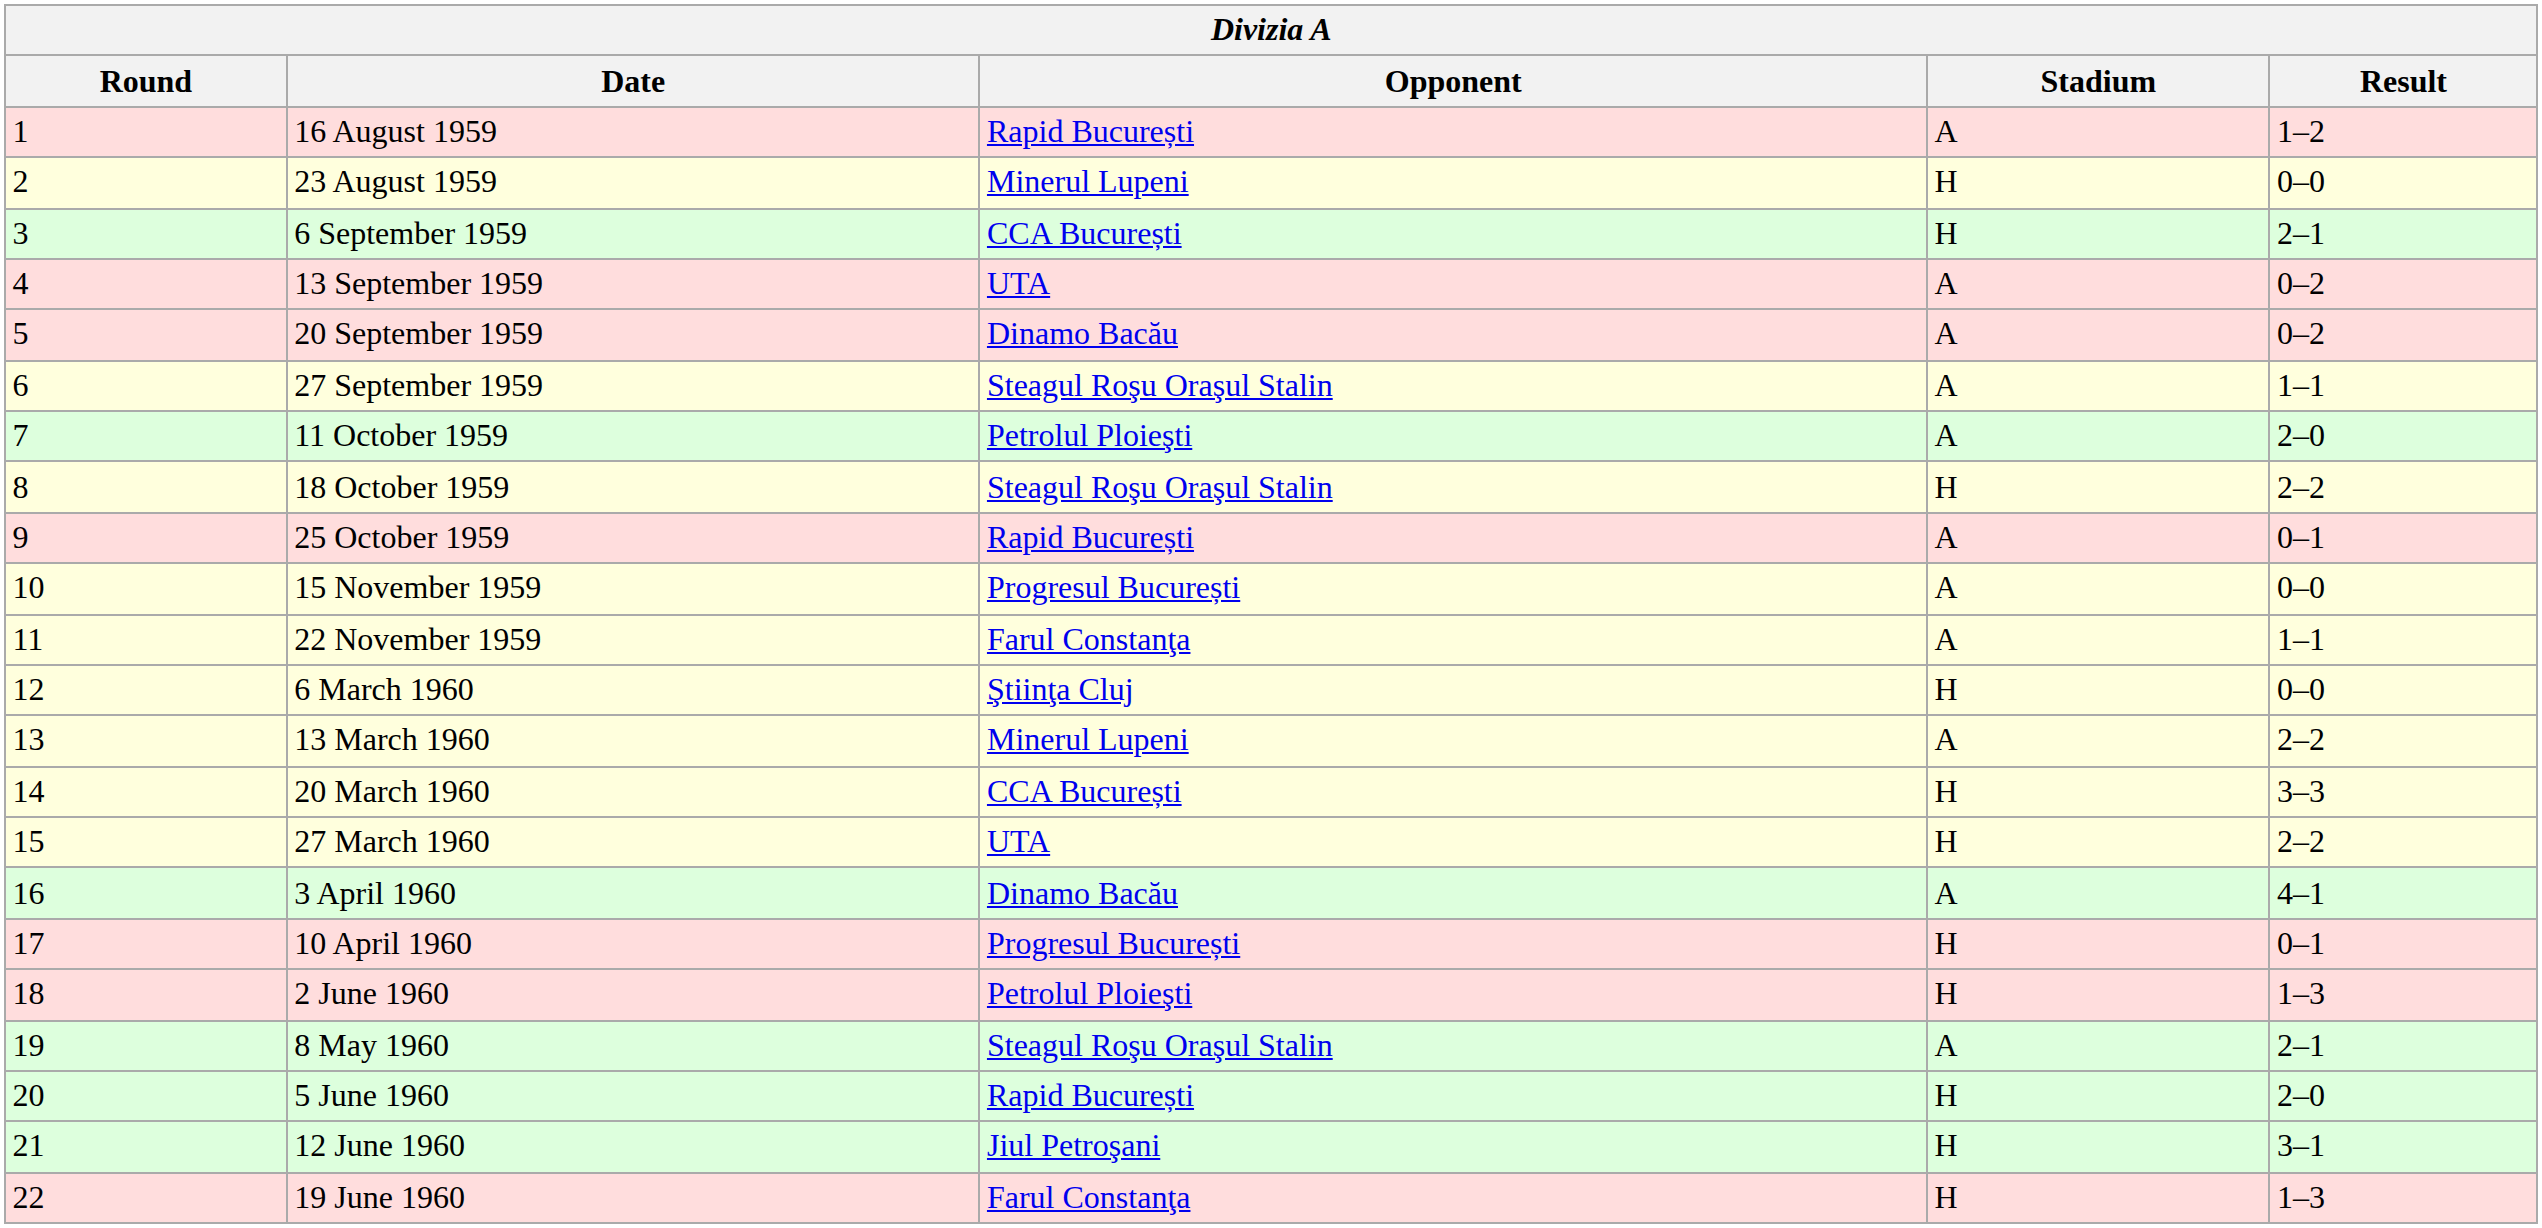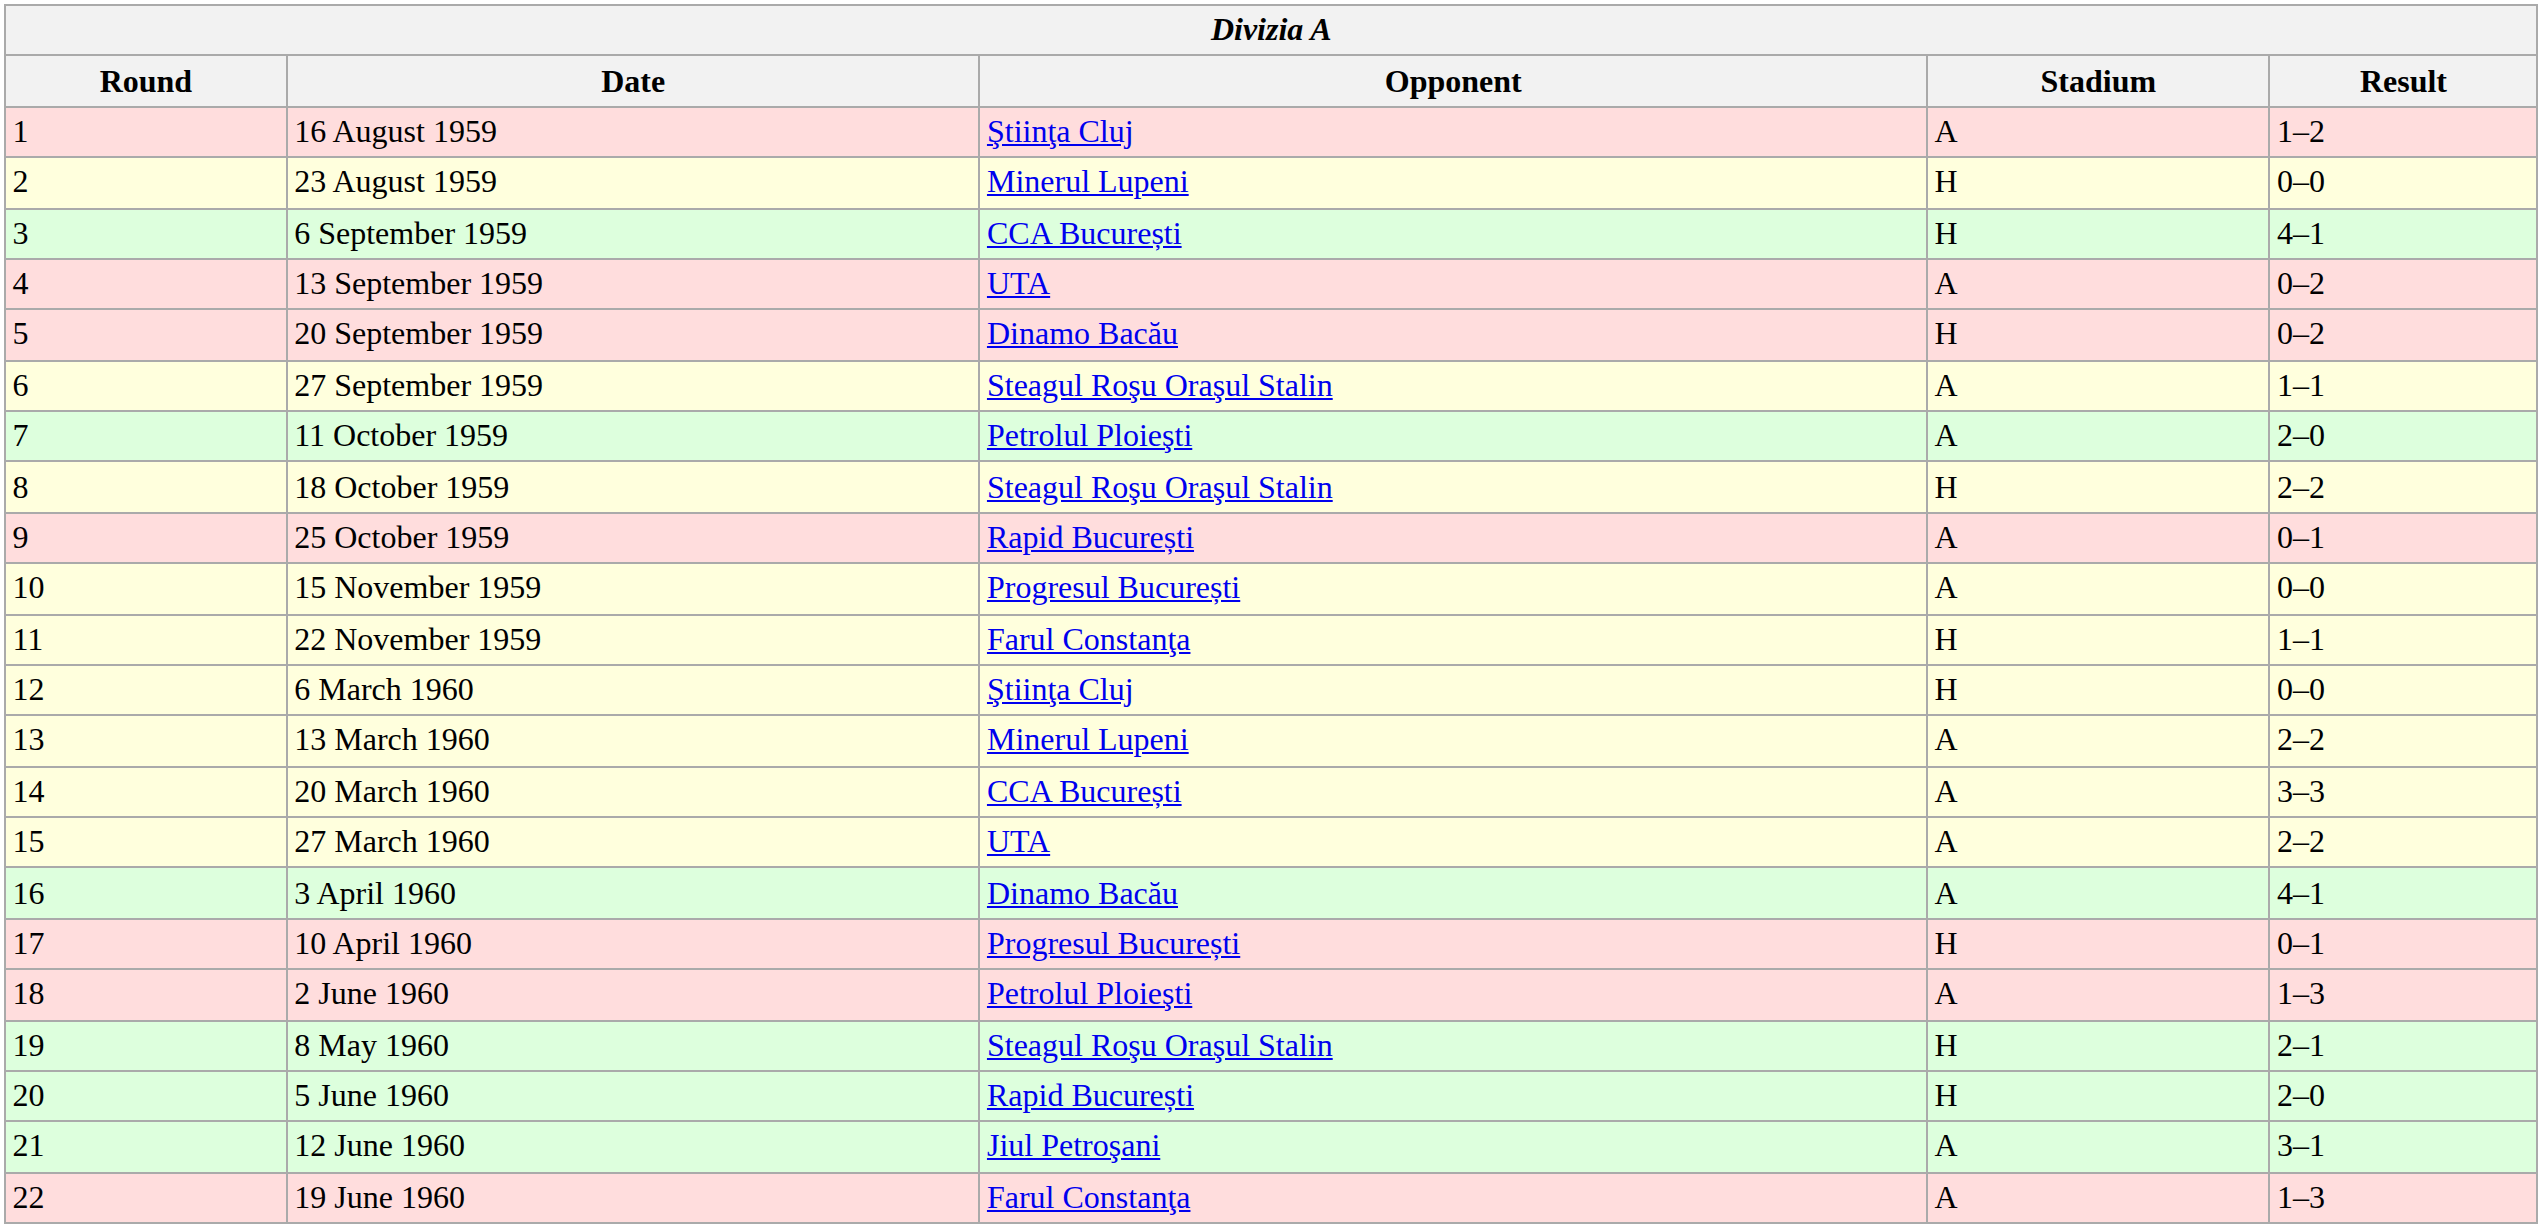(1090, 131) Rapid București -> (1060, 131) Ştiinţa Cluj
(2301, 232) 2–1 -> (2301, 232) 4–1
(1946, 334) A -> (1946, 334) H
(1946, 638) A -> (1946, 638) H
(1946, 791) H -> (1946, 791) A
(1946, 841) H -> (1946, 841) A
(1946, 994) H -> (1946, 994) A
(1946, 1044) A -> (1946, 1044) H
(1946, 1146) H -> (1946, 1146) A
(1946, 1197) H -> (1946, 1197) A
